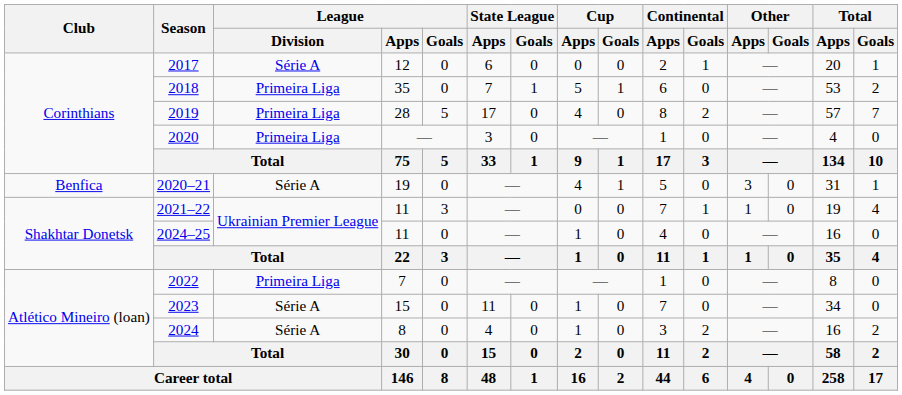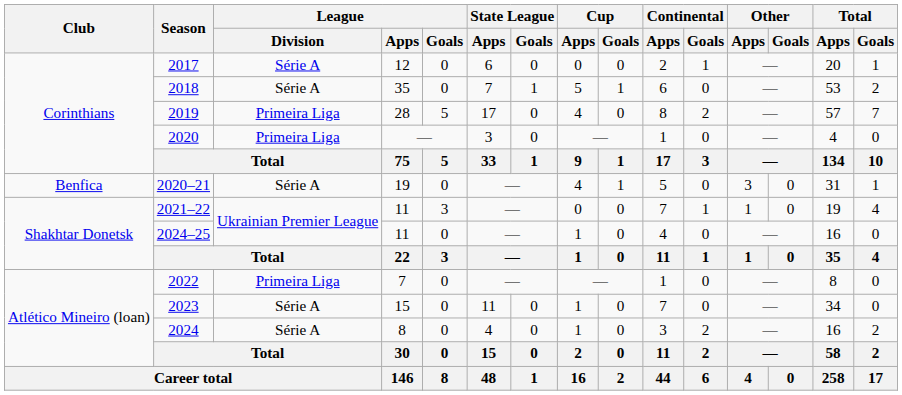(298, 88) Primeira Liga -> (298, 88) Série A
